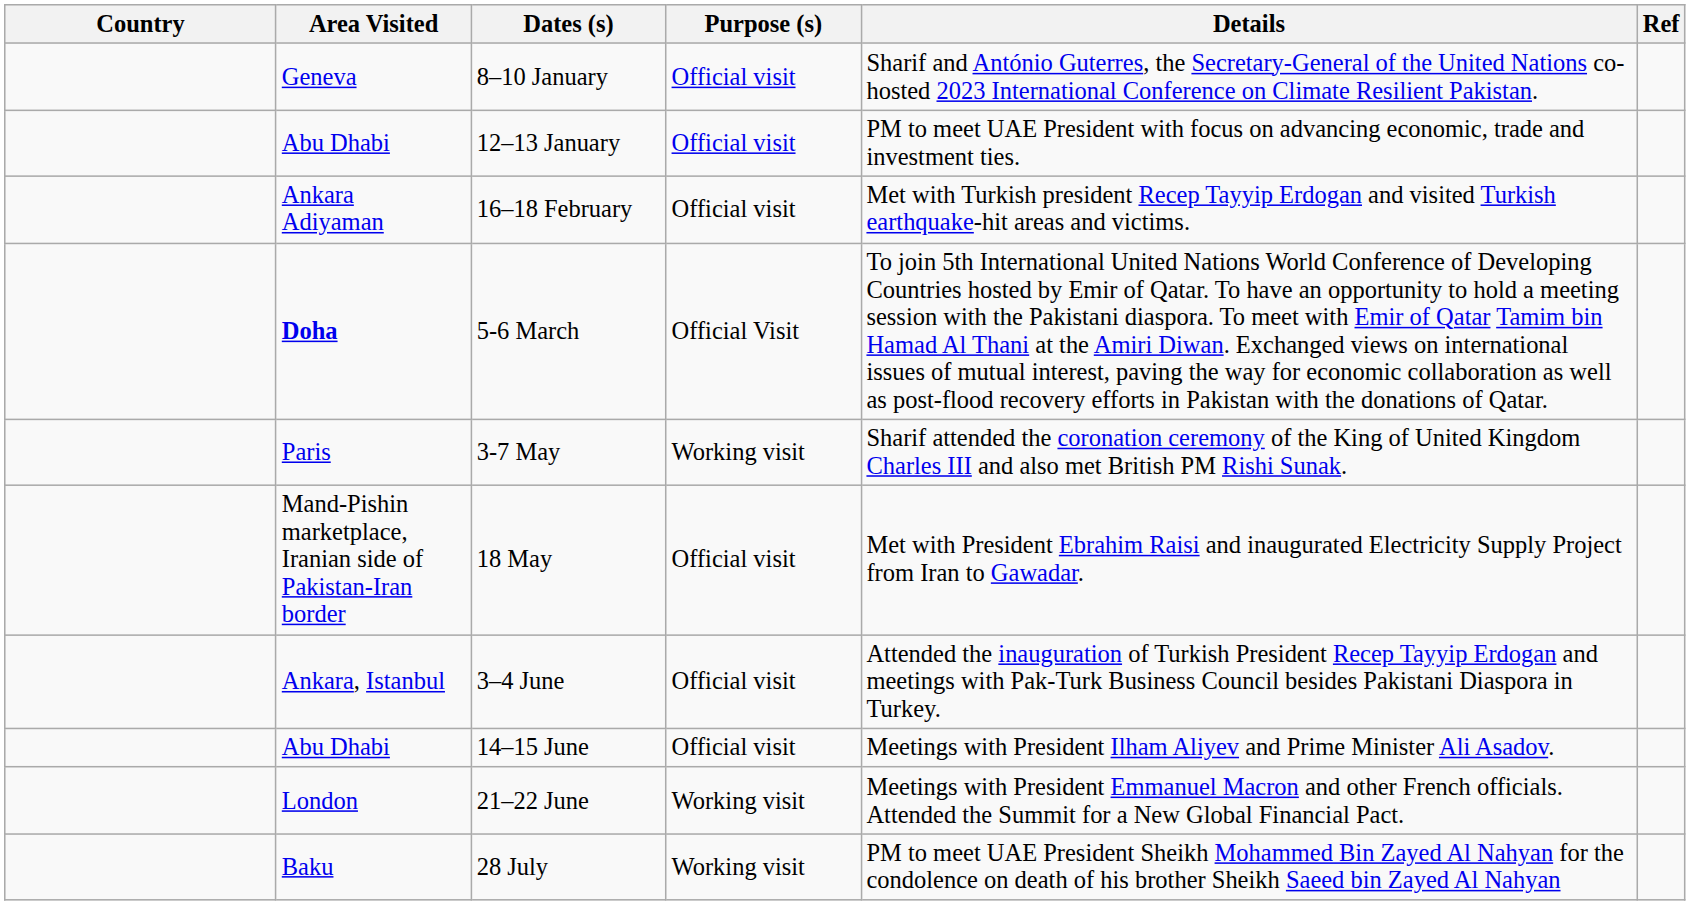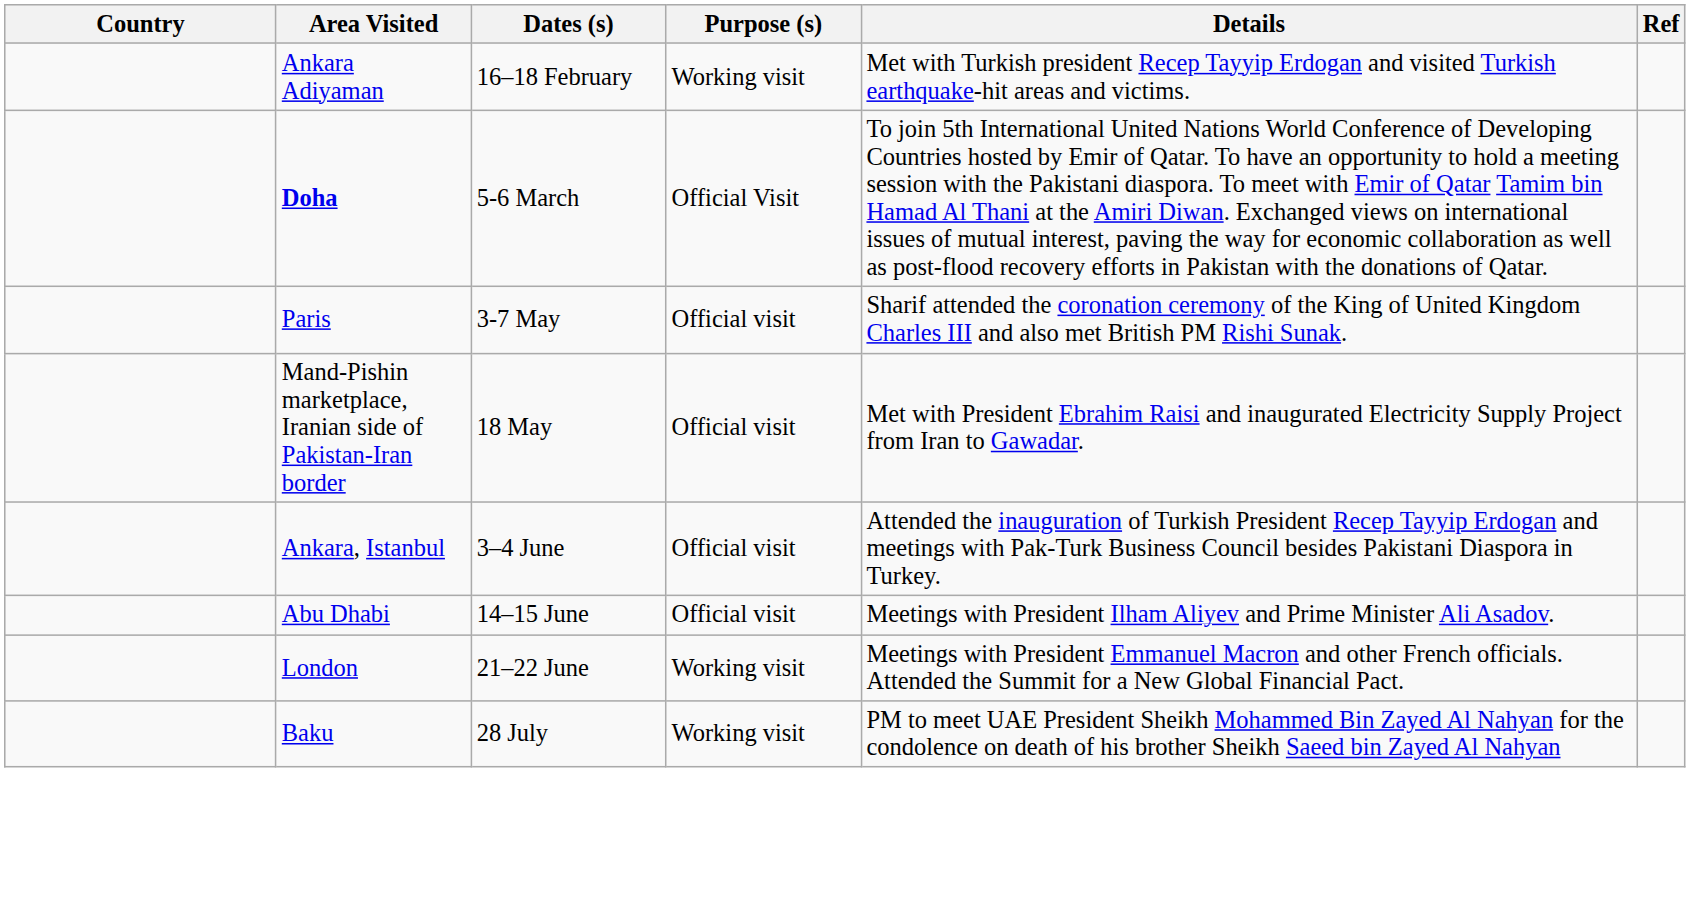- row: (542, 76)
- row: (548, 142)
(734, 209) Official visit -> (738, 76) Working visit
(738, 452) Working visit -> (734, 319) Official visit
